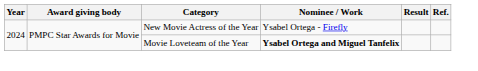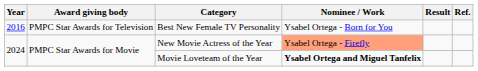+ row: (219, 27)
(305, 27) no background -> (327, 42) lightsalmon background
